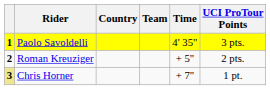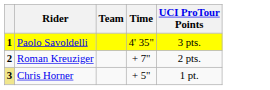- column: (118, 19)
(185, 59) + 5" -> (141, 59) + 7"
(185, 76) + 7" -> (141, 76) + 5"
